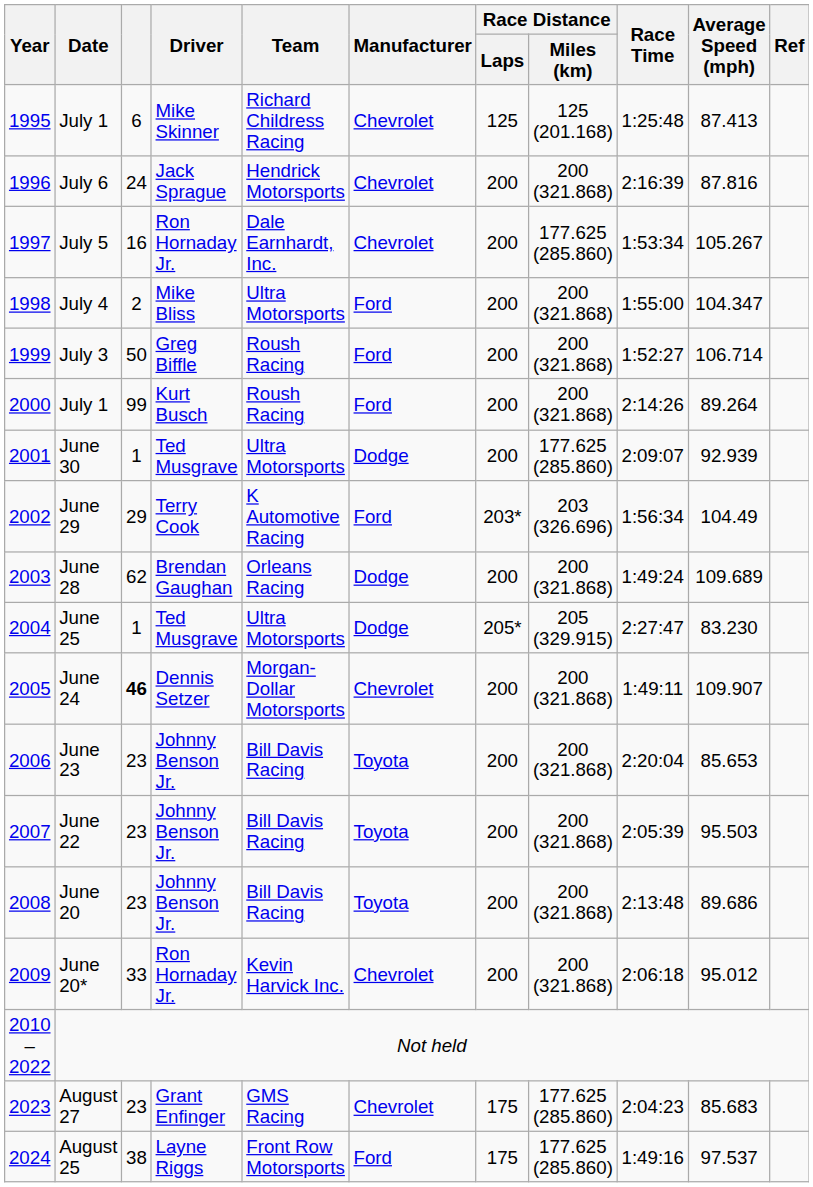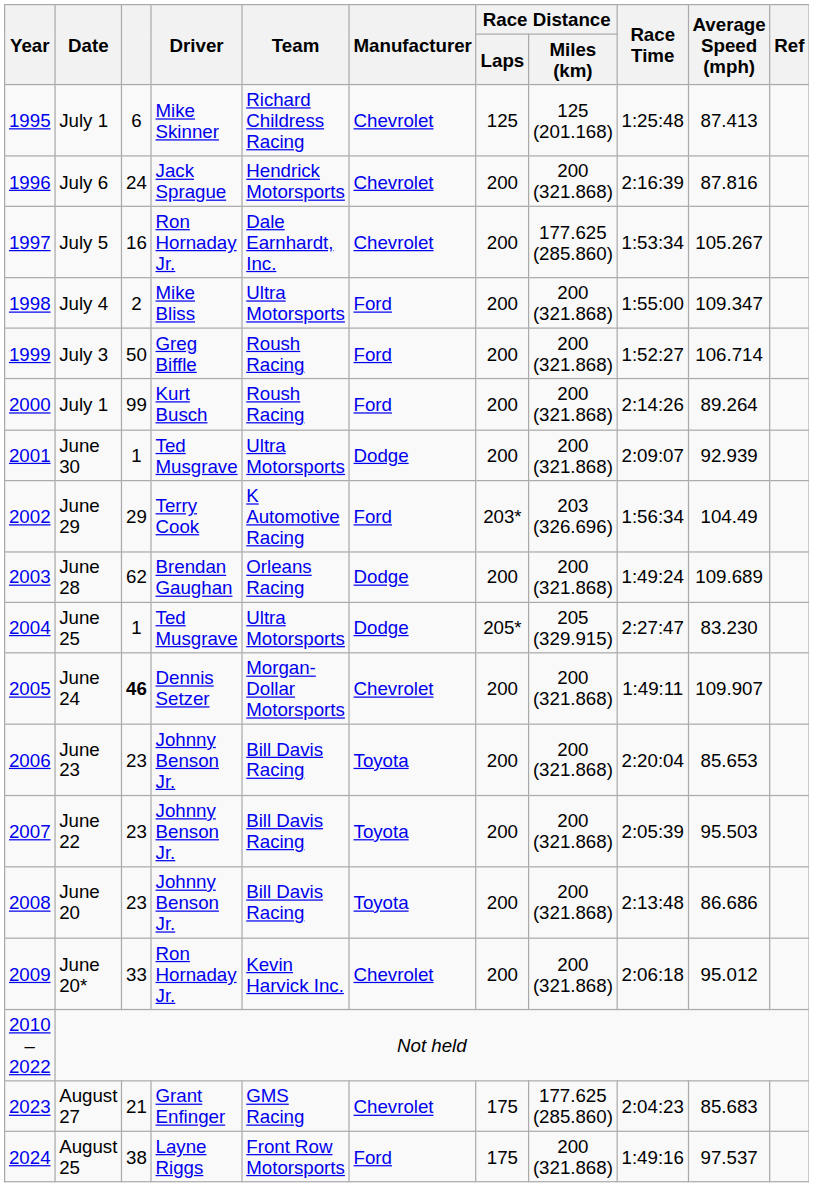(729, 304) 104.347 -> (729, 304) 109.347
(573, 455) 177.625 (285.860) -> (573, 455) 200 (321.868)
(729, 903) 89.686 -> (729, 903) 86.686
(136, 1106) 23 -> (136, 1106) 21
(573, 1157) 177.625 (285.860) -> (573, 1157) 200 (321.868)
